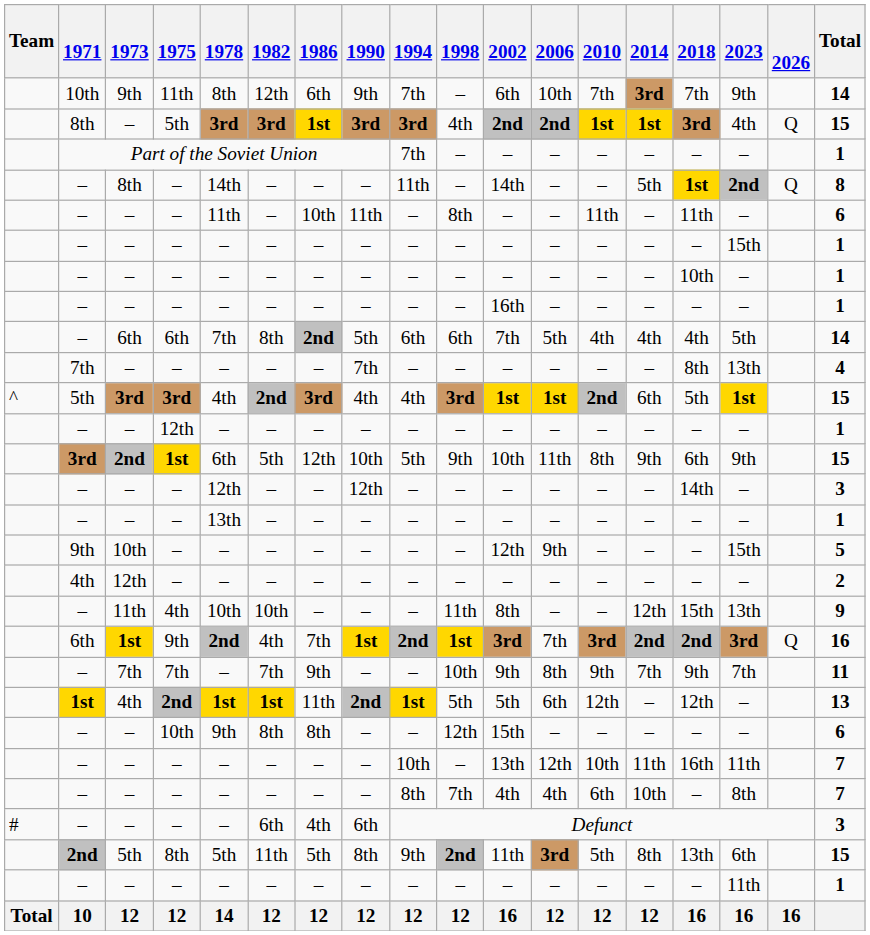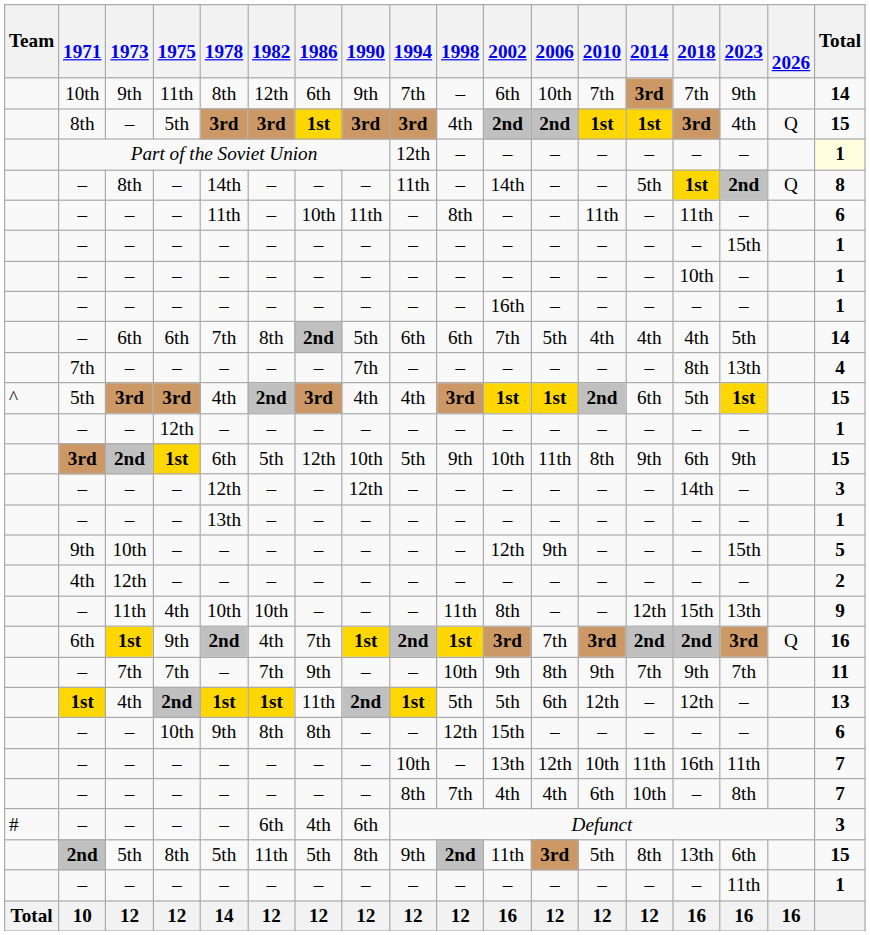(413, 154) 7th -> (413, 154) 12th
(840, 154) no background -> (840, 154) lightyellow background
